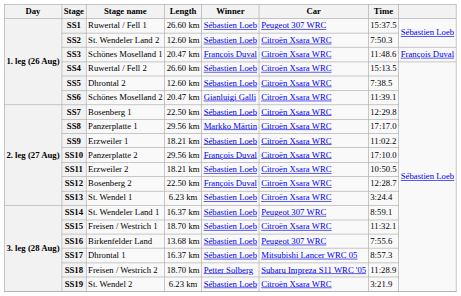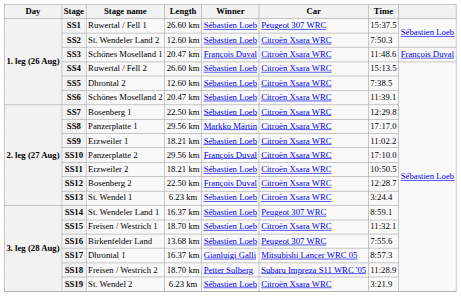(230, 97) Gianluigi Galli -> (230, 97) Sébastien Loeb
(230, 255) Sébastien Loeb -> (230, 255) Gianluigi Galli
